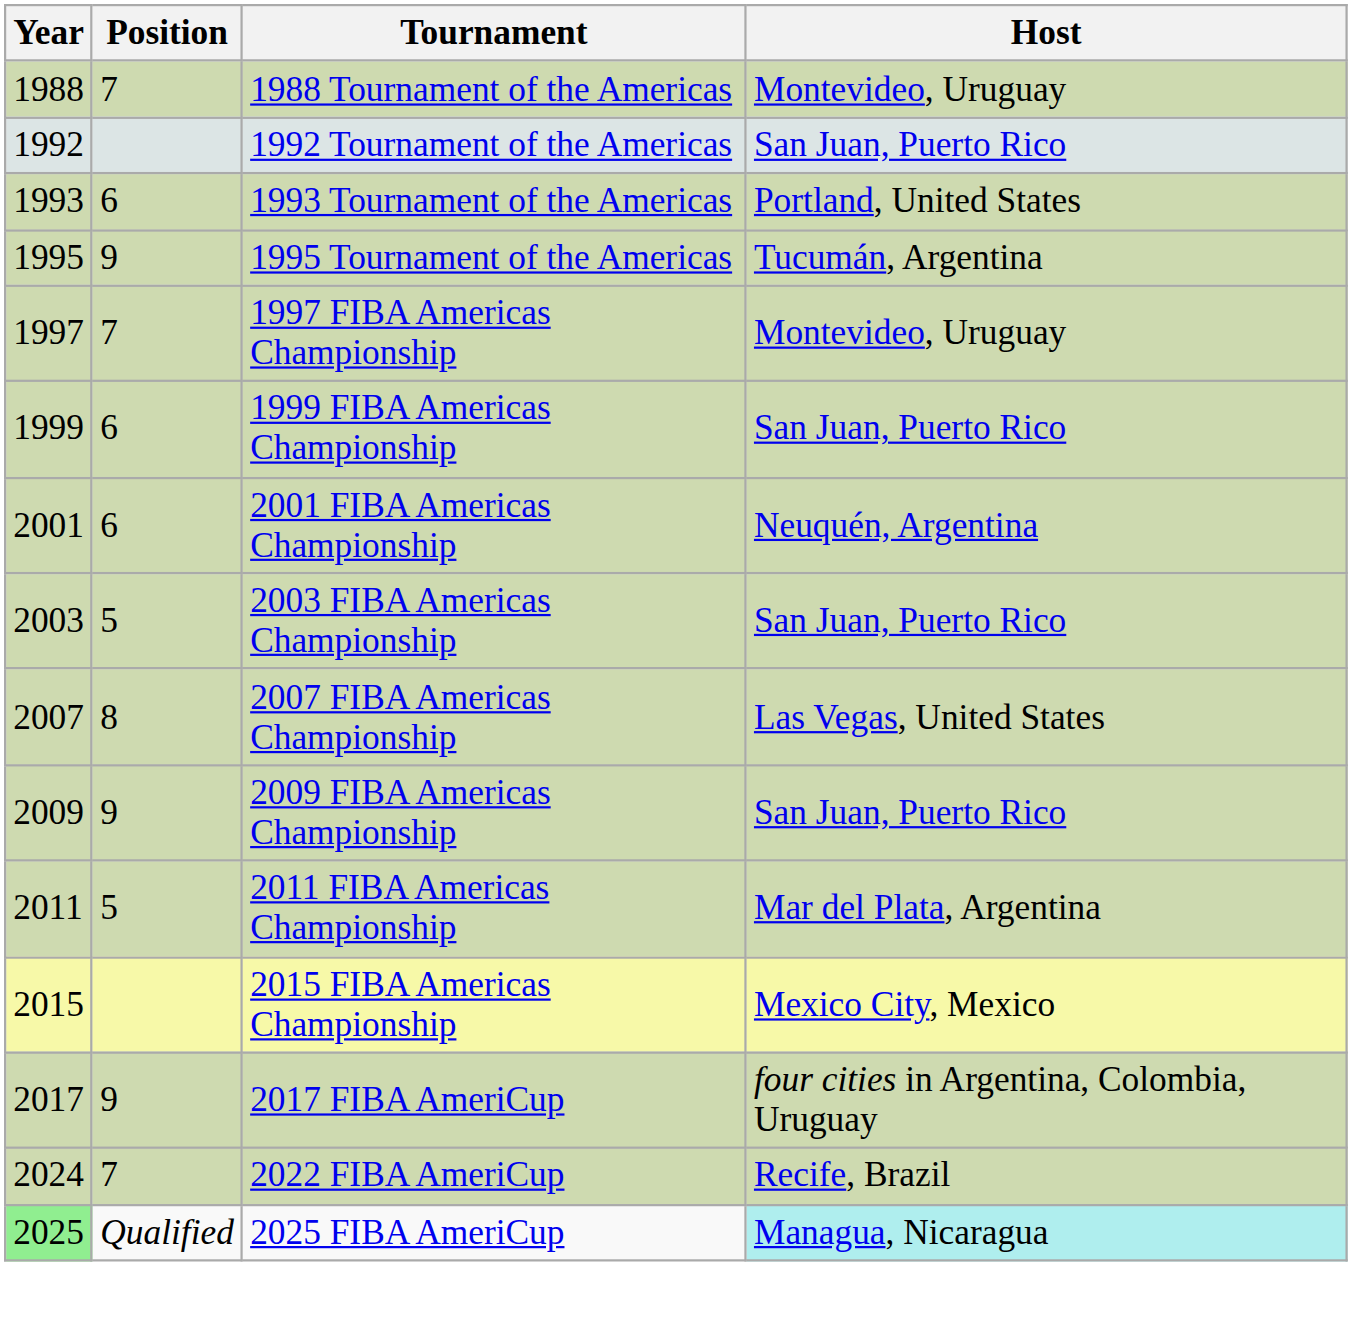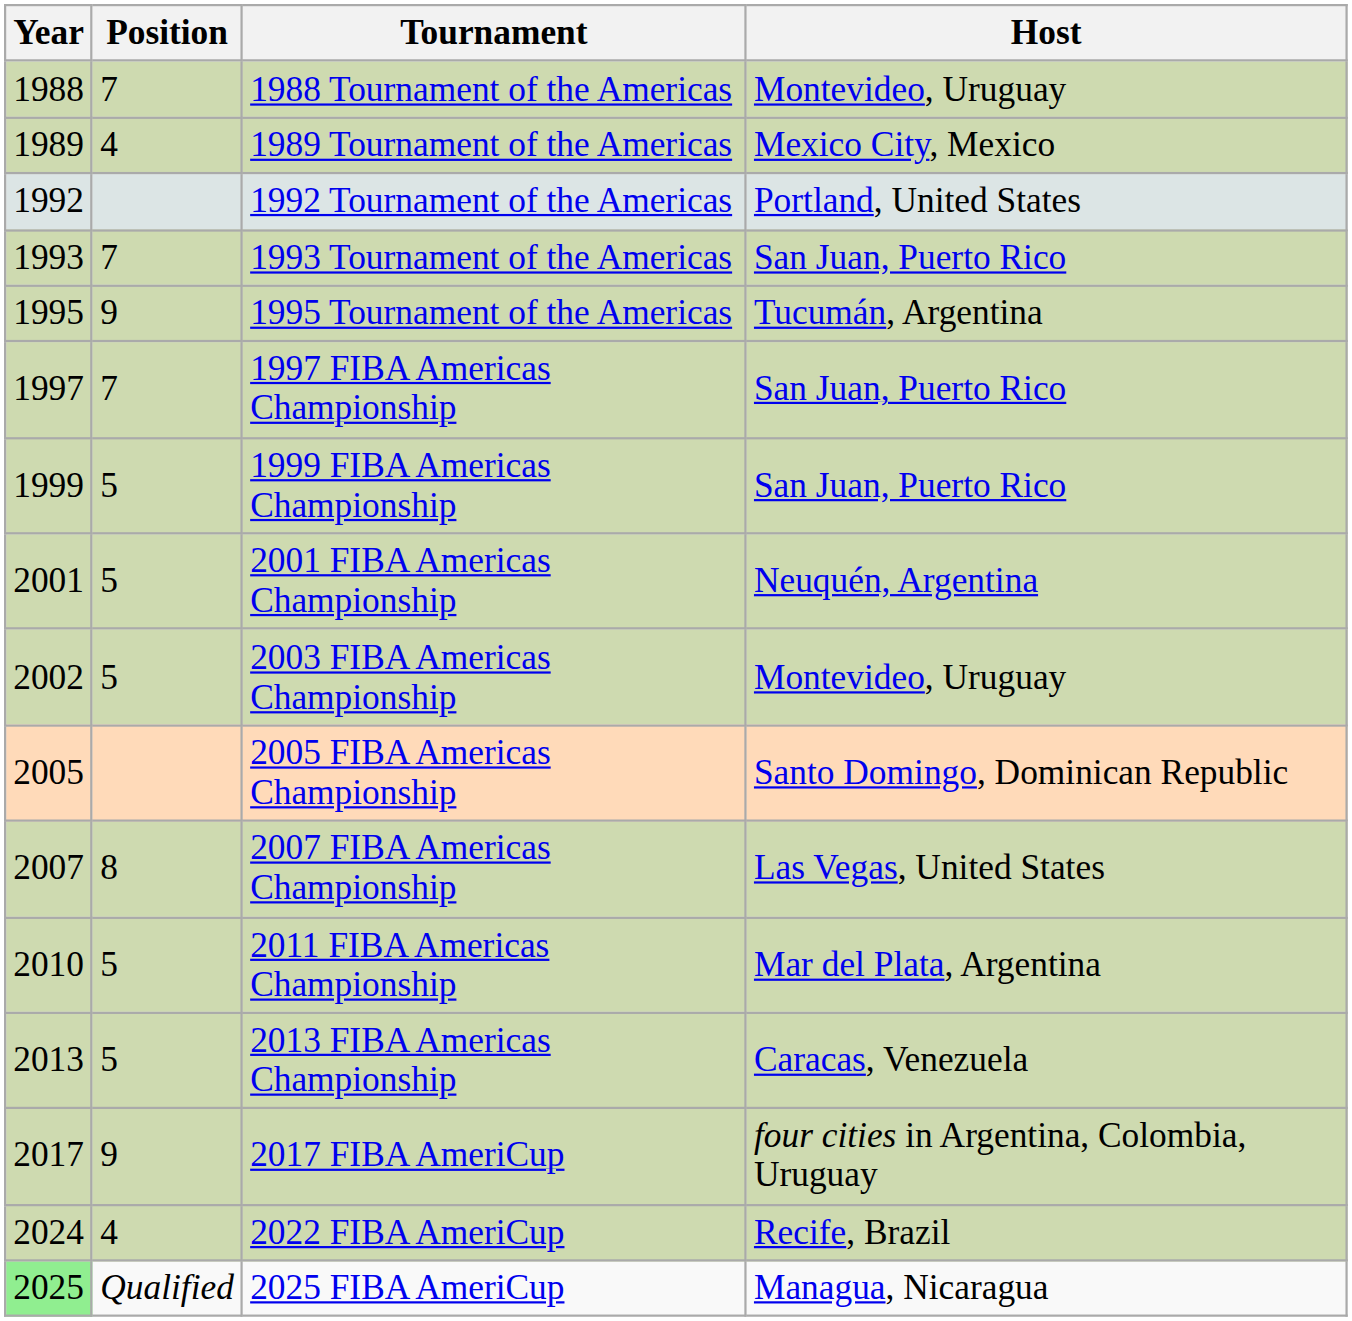+ row: (491, 144)
(910, 144) San Juan, Puerto Rico -> (917, 200) Portland, United States
(109, 200) 6 -> (109, 256) 7
(917, 200) Portland, United States -> (910, 256) San Juan, Puerto Rico
(910, 332) Montevideo, Uruguay -> (910, 388) San Juan, Puerto Rico
(109, 428) 6 -> (109, 484) 5
(109, 524) 6 -> (109, 580) 5
(49, 620) 2003 -> (49, 676) 2002
(910, 620) San Juan, Puerto Rico -> (910, 676) Montevideo, Uruguay
+ row: (400, 772)
- row: (400, 812)
(48, 907) 2011 -> (49, 964) 2010
+ row: (400, 1059)
- row: (400, 1003)
(109, 1175) 7 -> (109, 1231) 4
(901, 1231) paleturquoise background -> (901, 1287) no background
